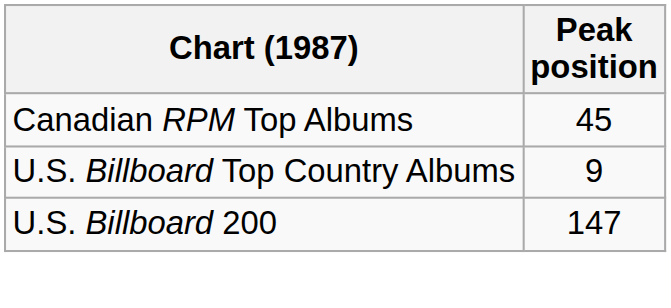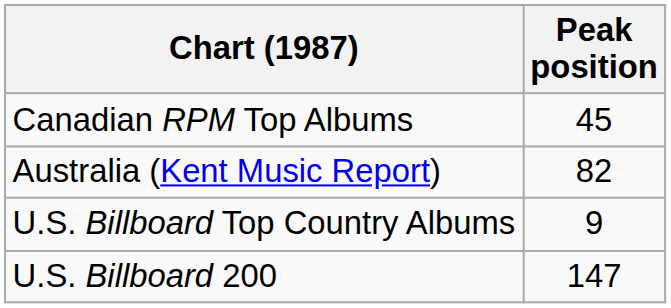+ row: (227, 171)
